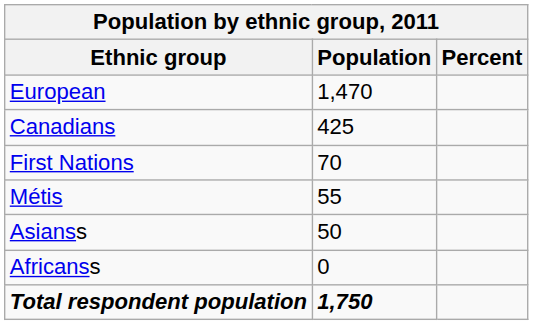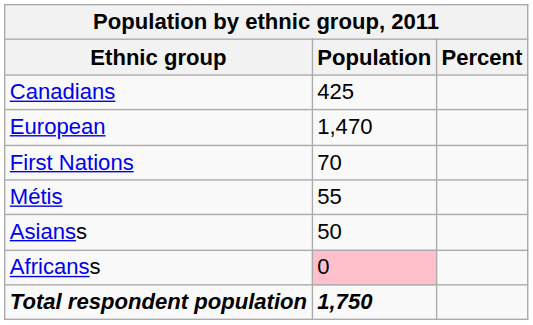rows swapped: (58, 92) <-> (63, 127)
(323, 267) no background -> (323, 267) pink background
